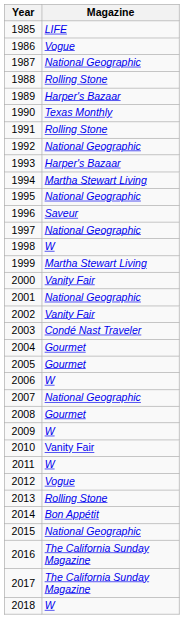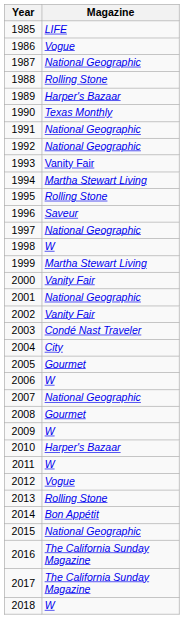(76, 130) Rolling Stone -> (93, 130) National Geographic
(83, 163) Harper's Bazaar -> (69, 163) Vanity Fair
(93, 197) National Geographic -> (76, 197) Rolling Stone
(65, 347) Gourmet -> (54, 347) City
(69, 448) Vanity Fair -> (83, 448) Harper's Bazaar
